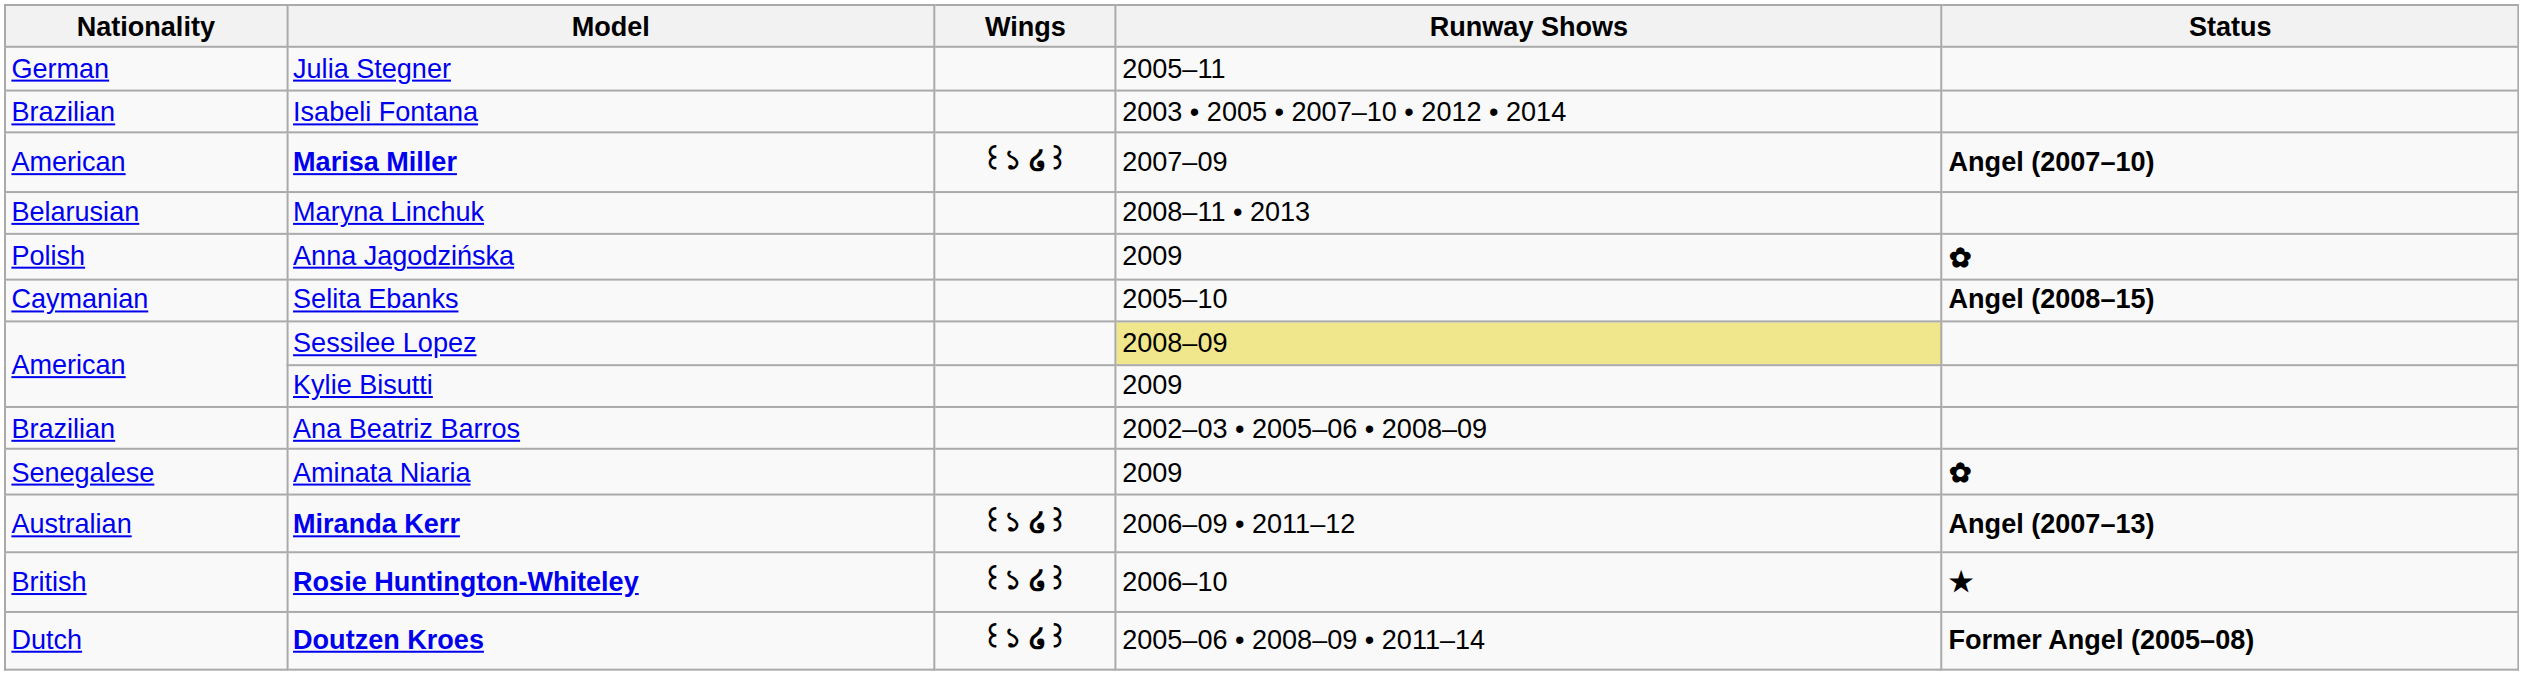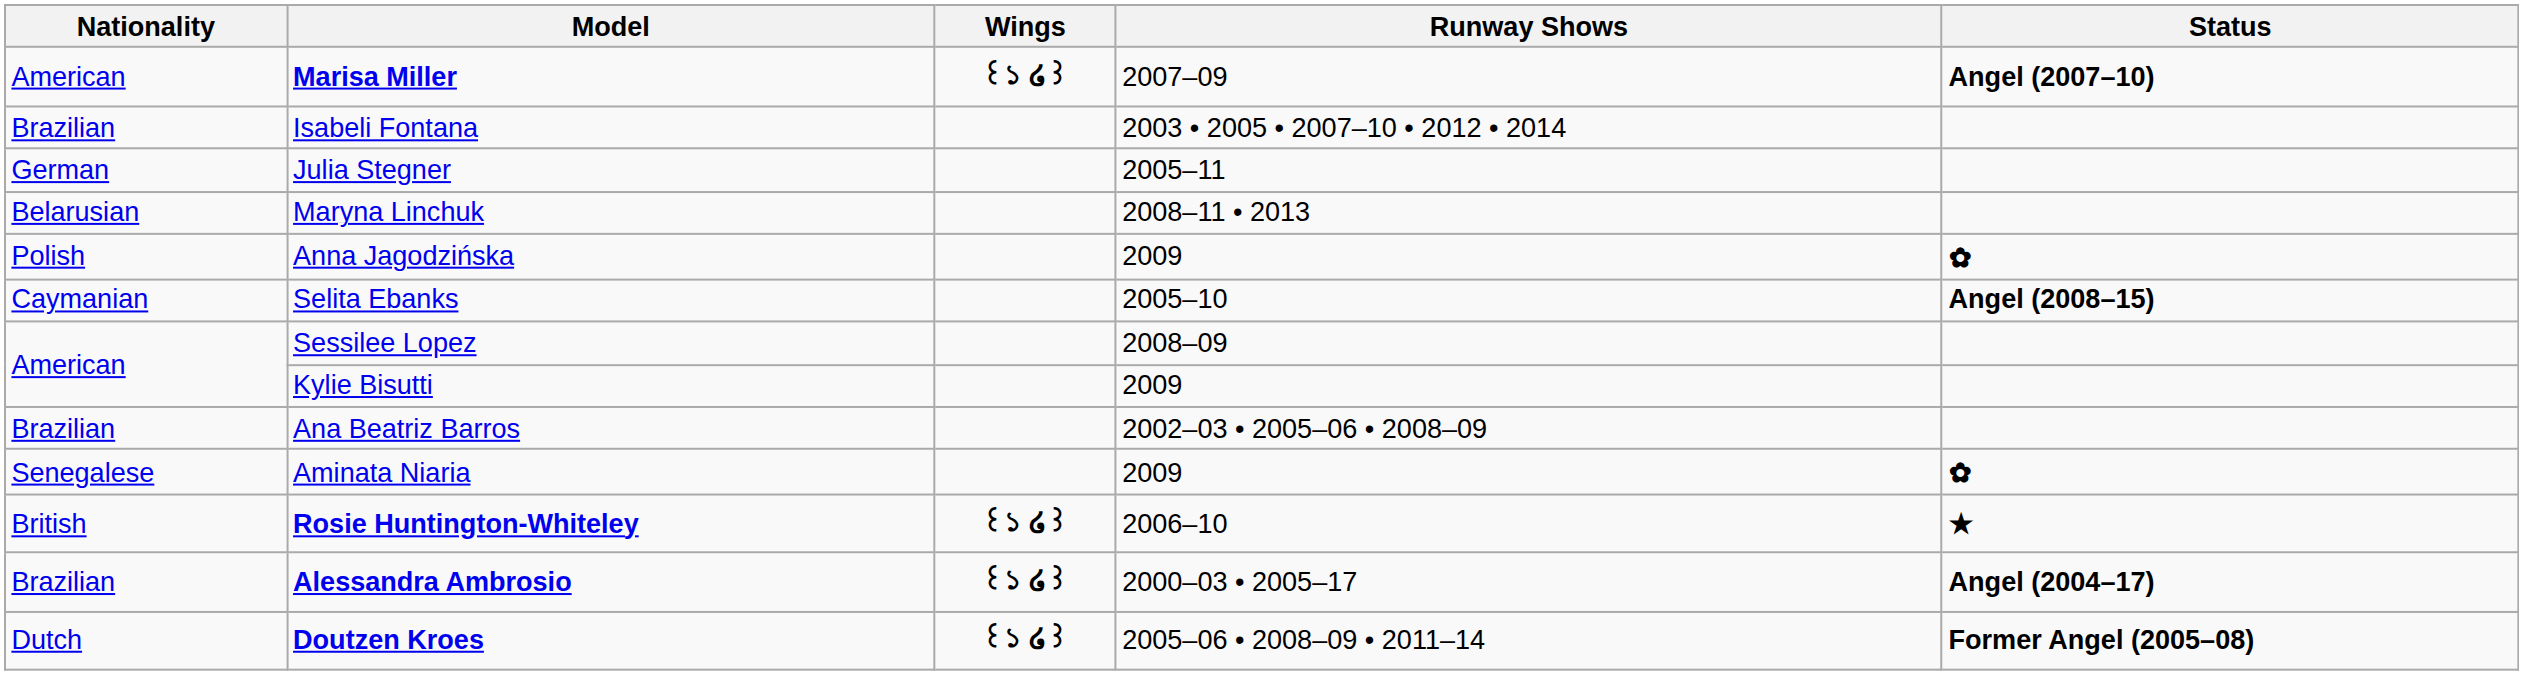rows swapped: (375, 162) <-> (372, 69)
(1175, 342) khaki background -> (1175, 342) no background
- row: (376, 523)
+ row: (432, 582)
